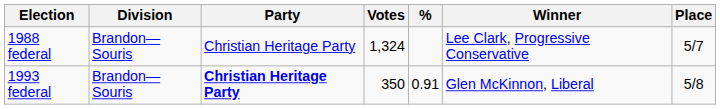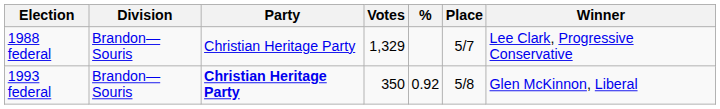columns swapped: (694, 15) <-> (557, 15)
(387, 46) 1,324 -> (387, 46) 1,329
(425, 84) 0.91 -> (425, 84) 0.92
